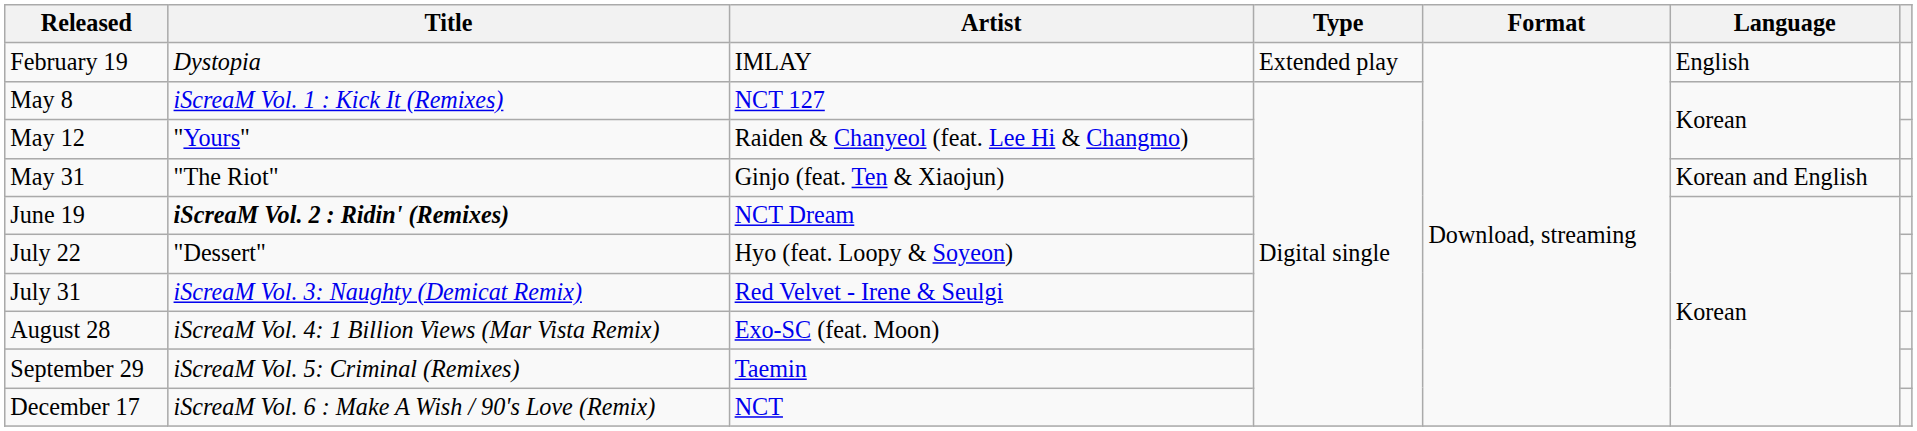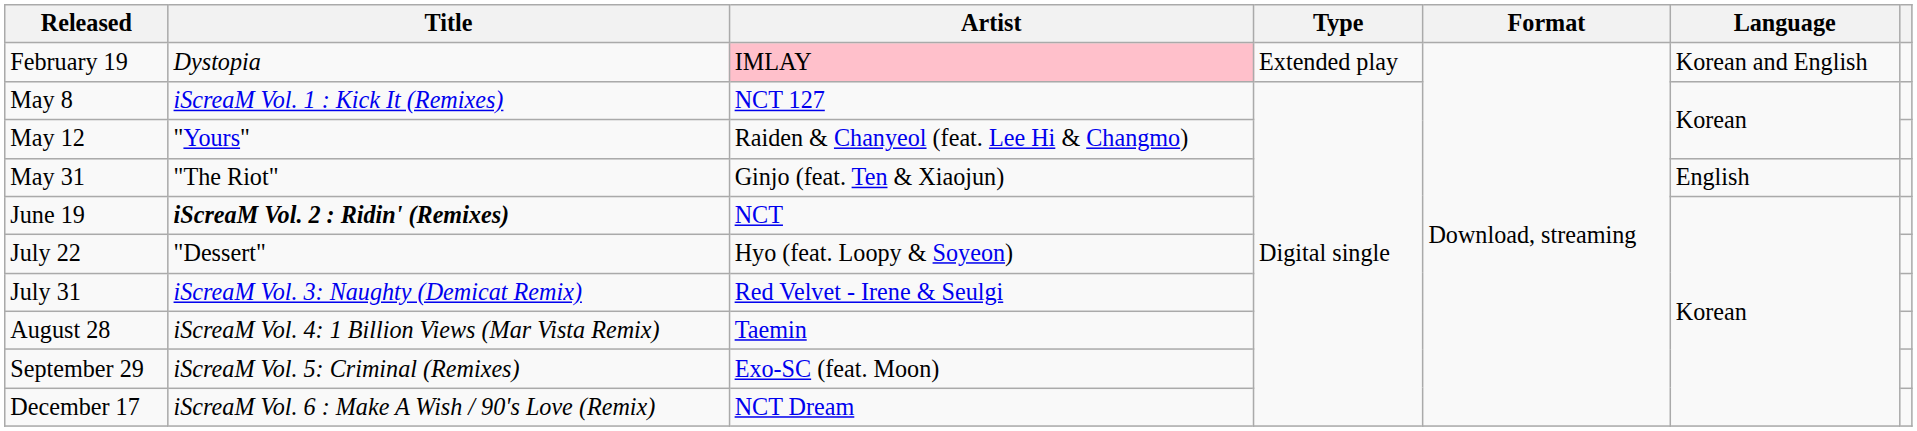(773, 61) no background -> (773, 61) pink background
(1713, 61) English -> (1772, 61) Korean and English
(1772, 176) Korean and English -> (1713, 176) English
(794, 215) NCT Dream -> (759, 215) NCT
(837, 330) Exo-SC (feat. Moon) -> (771, 330) Taemin
(771, 368) Taemin -> (837, 368) Exo-SC (feat. Moon)
(759, 406) NCT -> (794, 406) NCT Dream
